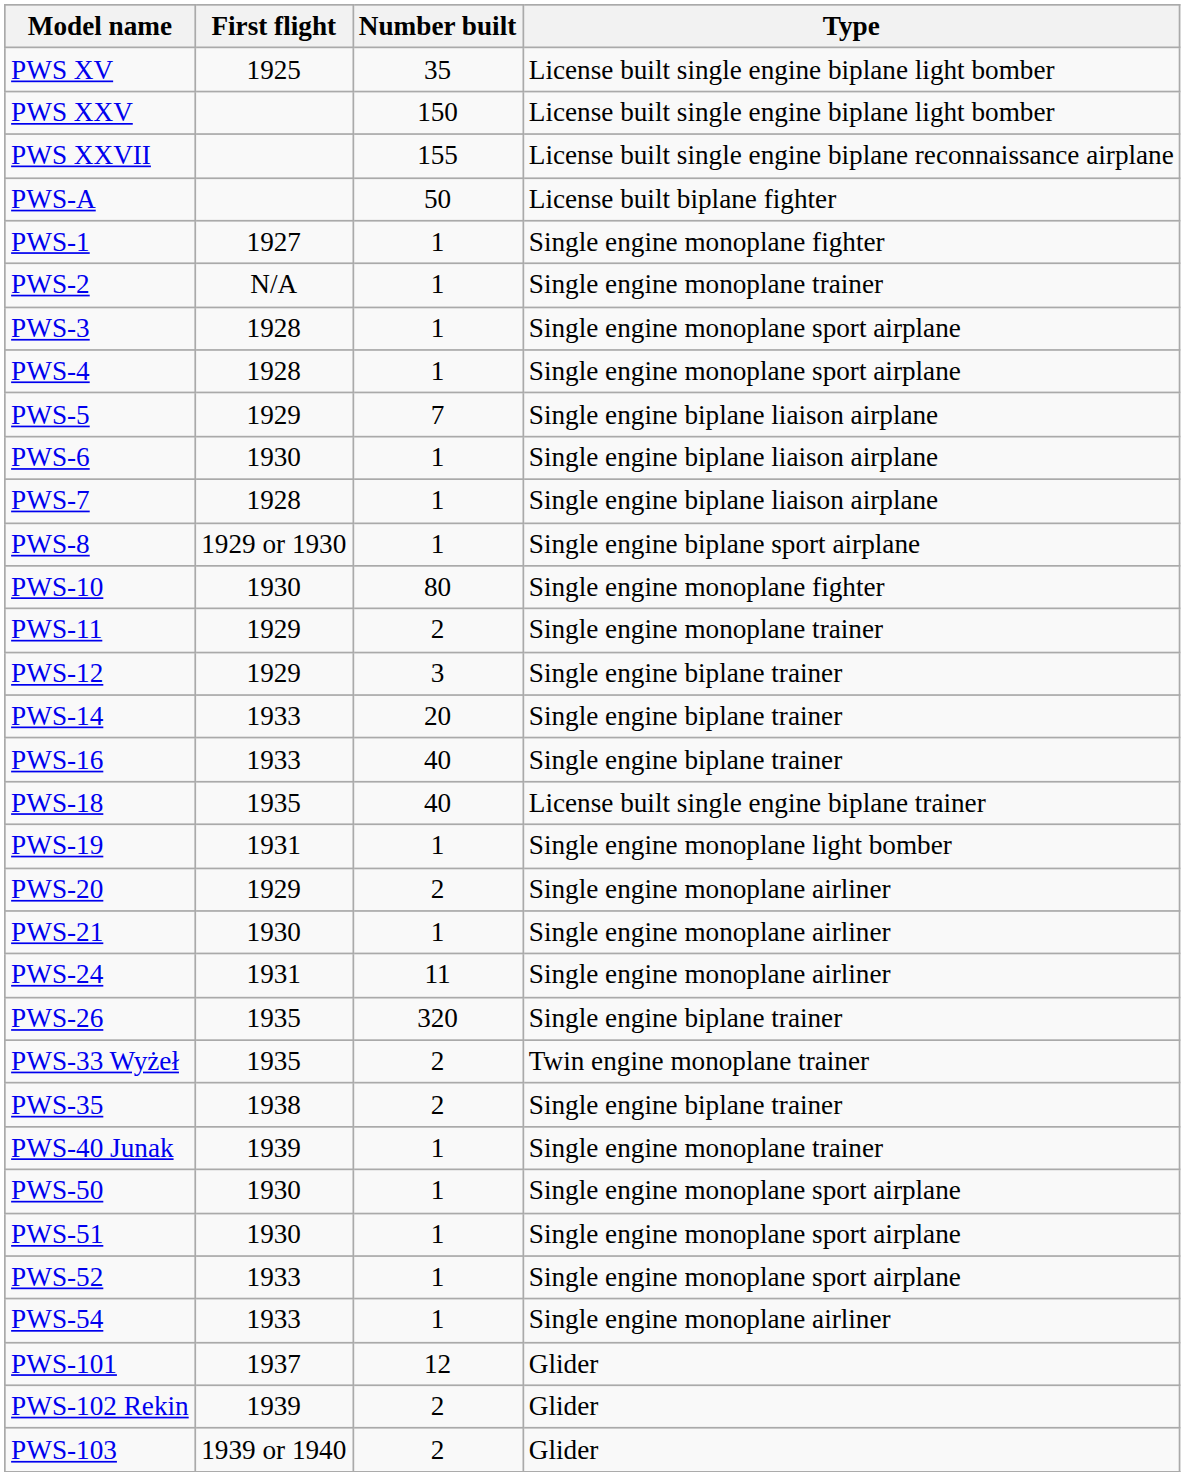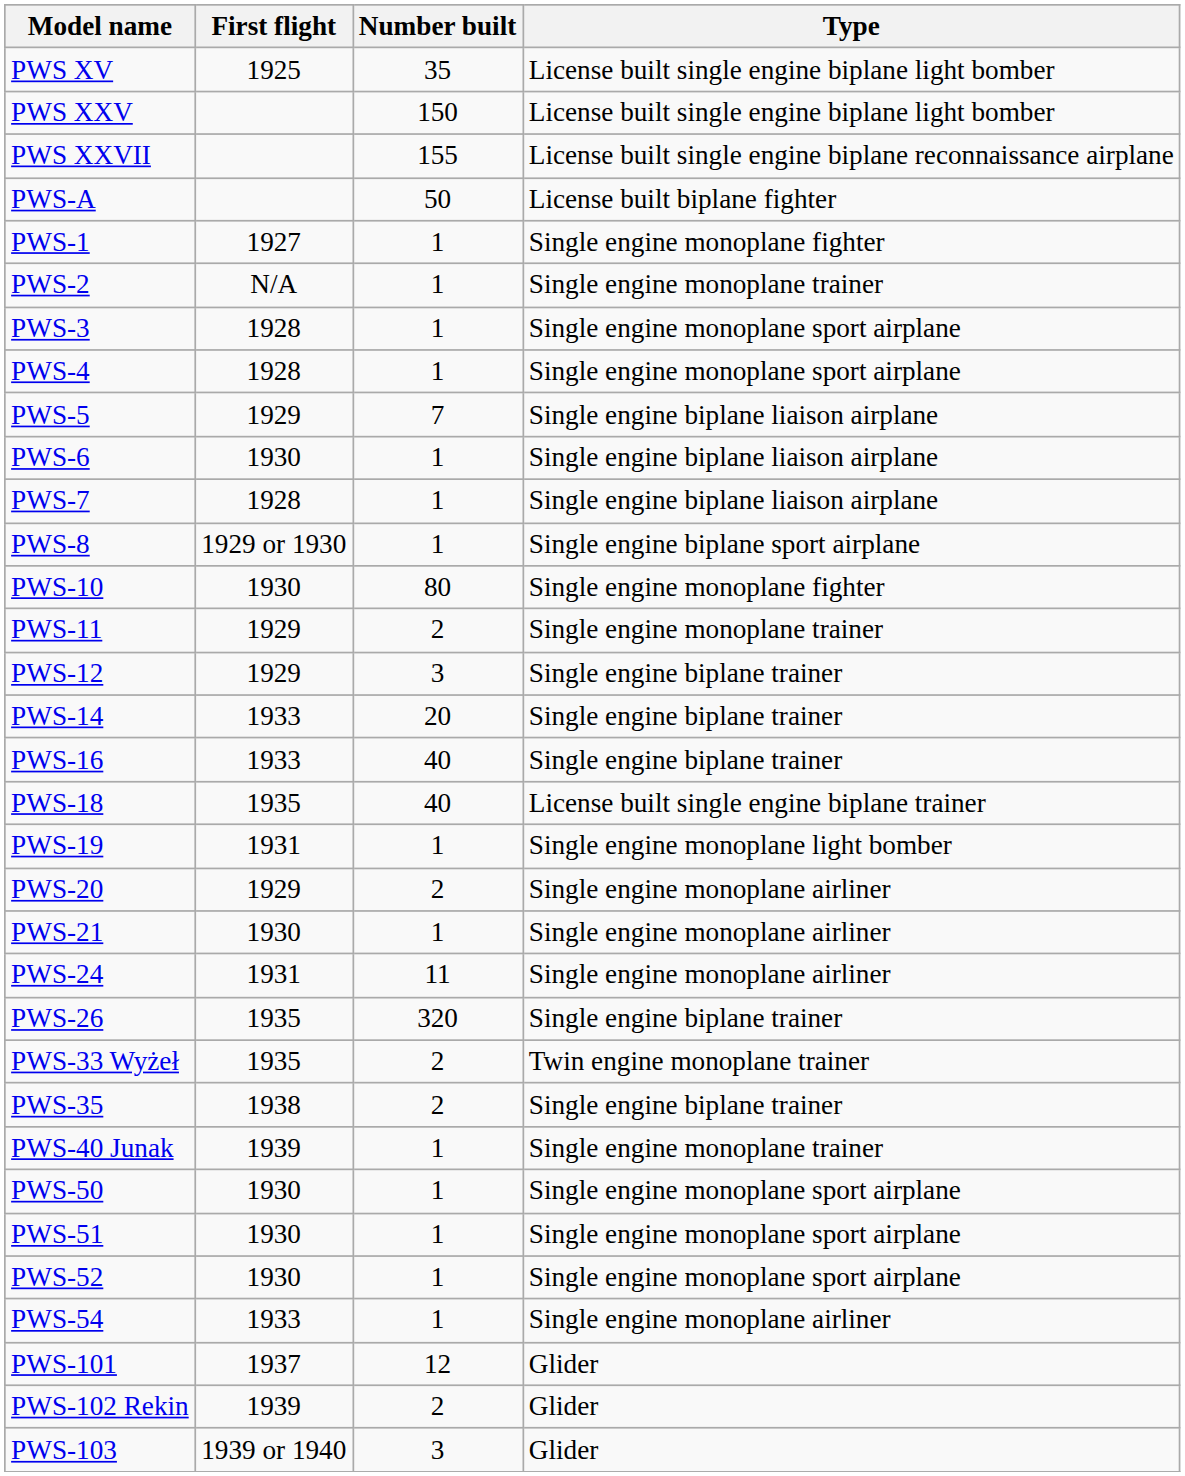(274, 1277) 1933 -> (274, 1277) 1930
(438, 1449) 2 -> (438, 1449) 3
